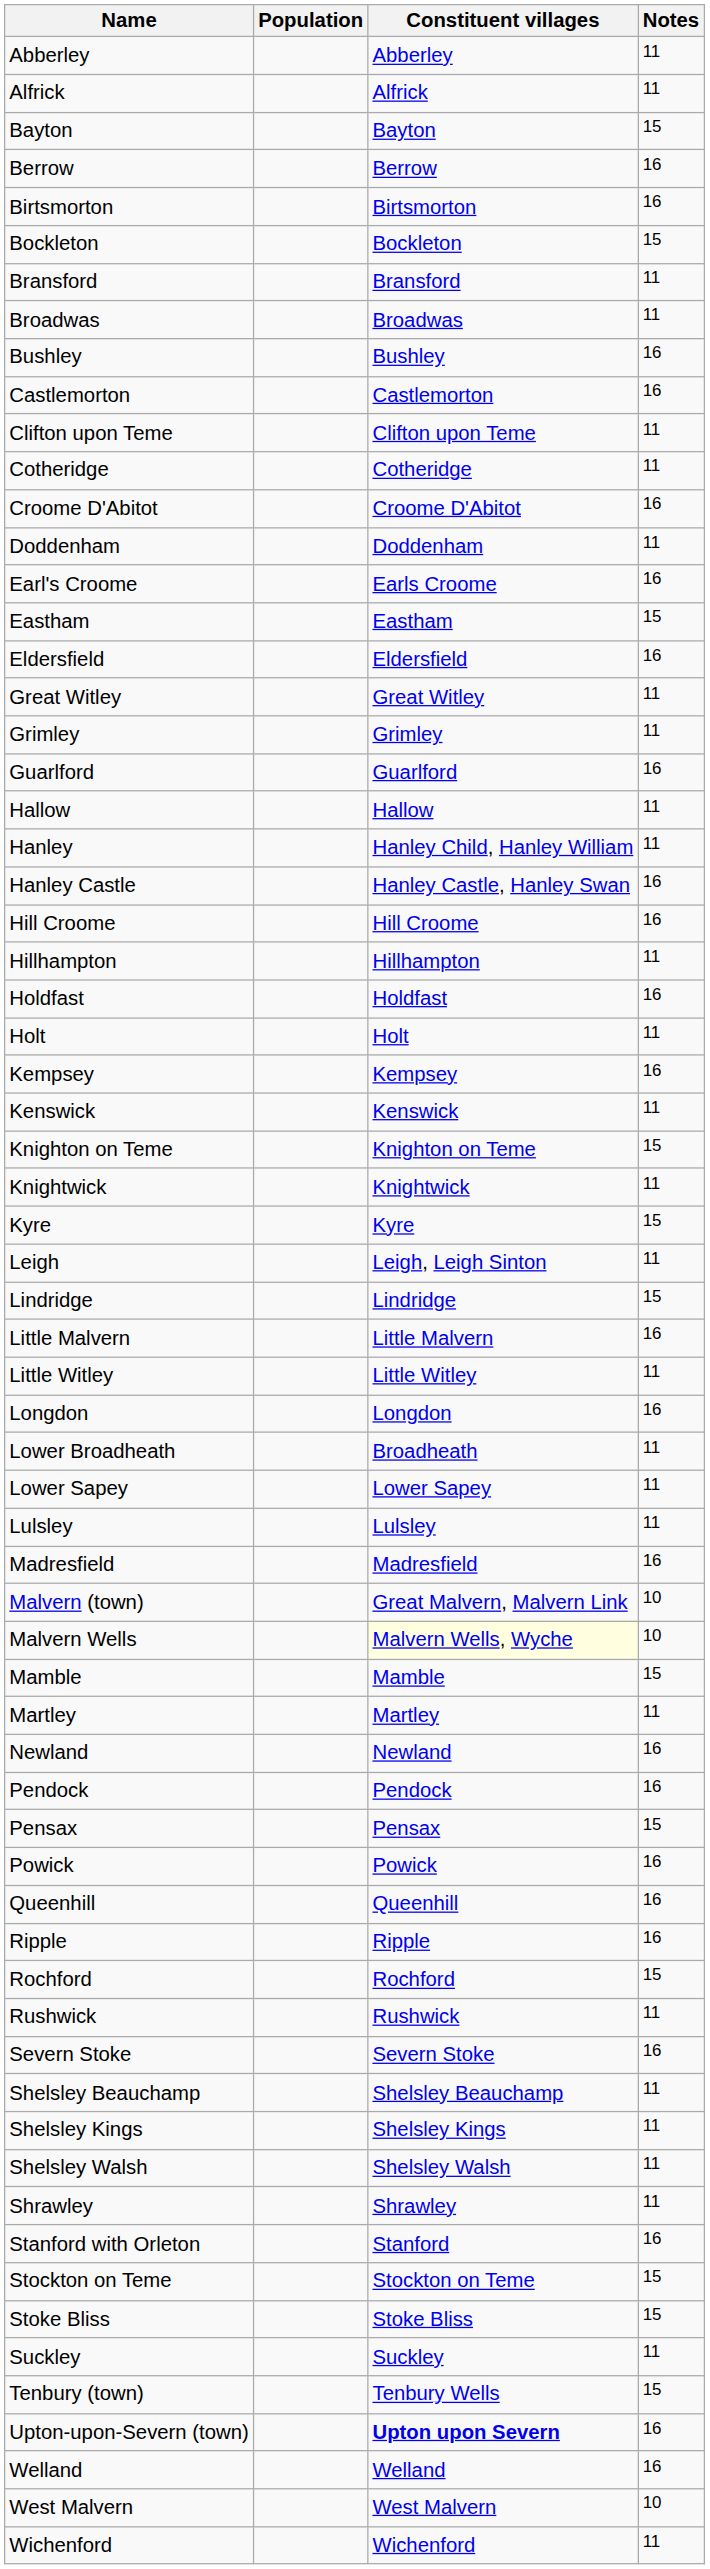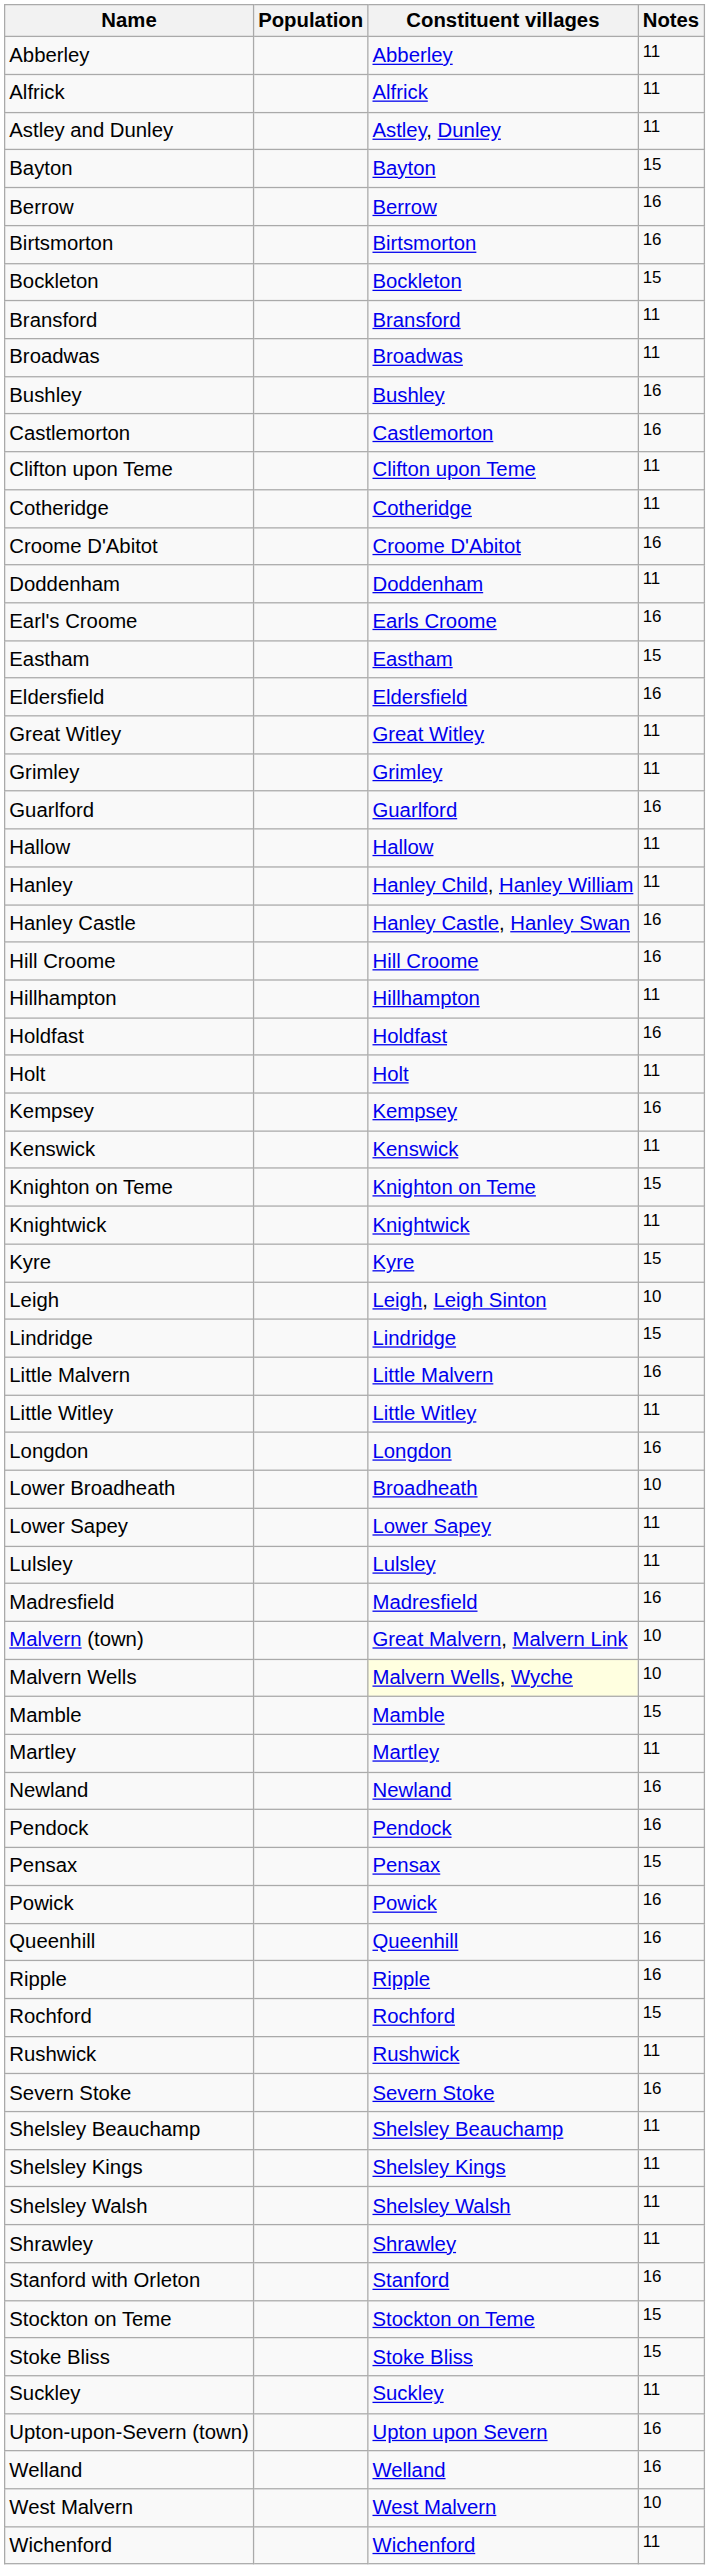+ row: (91, 131)
(652, 1258) 11 -> (652, 1296) 10
(652, 1447) 11 -> (652, 1485) 10
- row: (77, 2394)
(466, 2432) bold -> (460, 2432) normal
